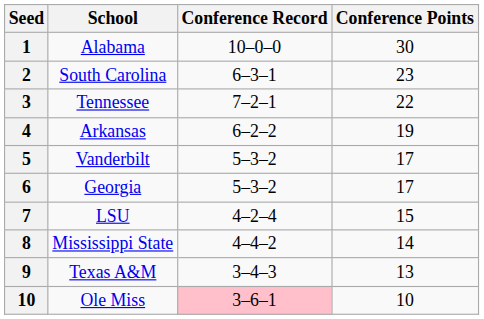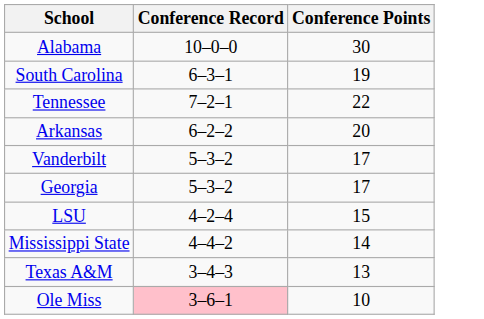- column: (26, 18)
(405, 74) 23 -> (361, 74) 19
(405, 131) 19 -> (361, 131) 20
